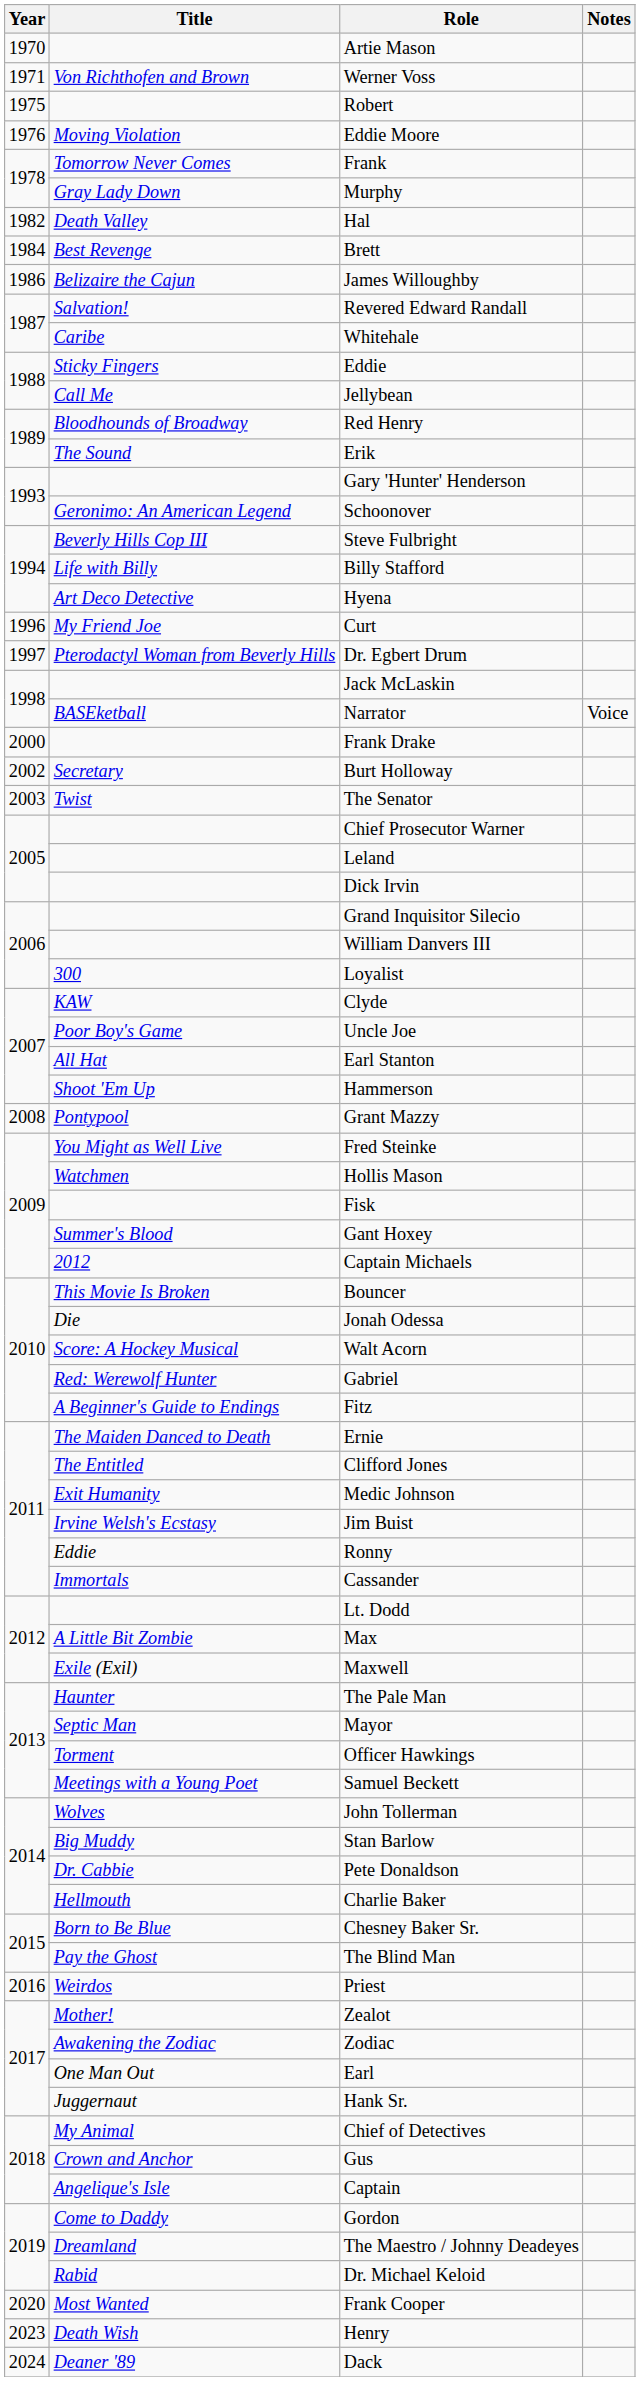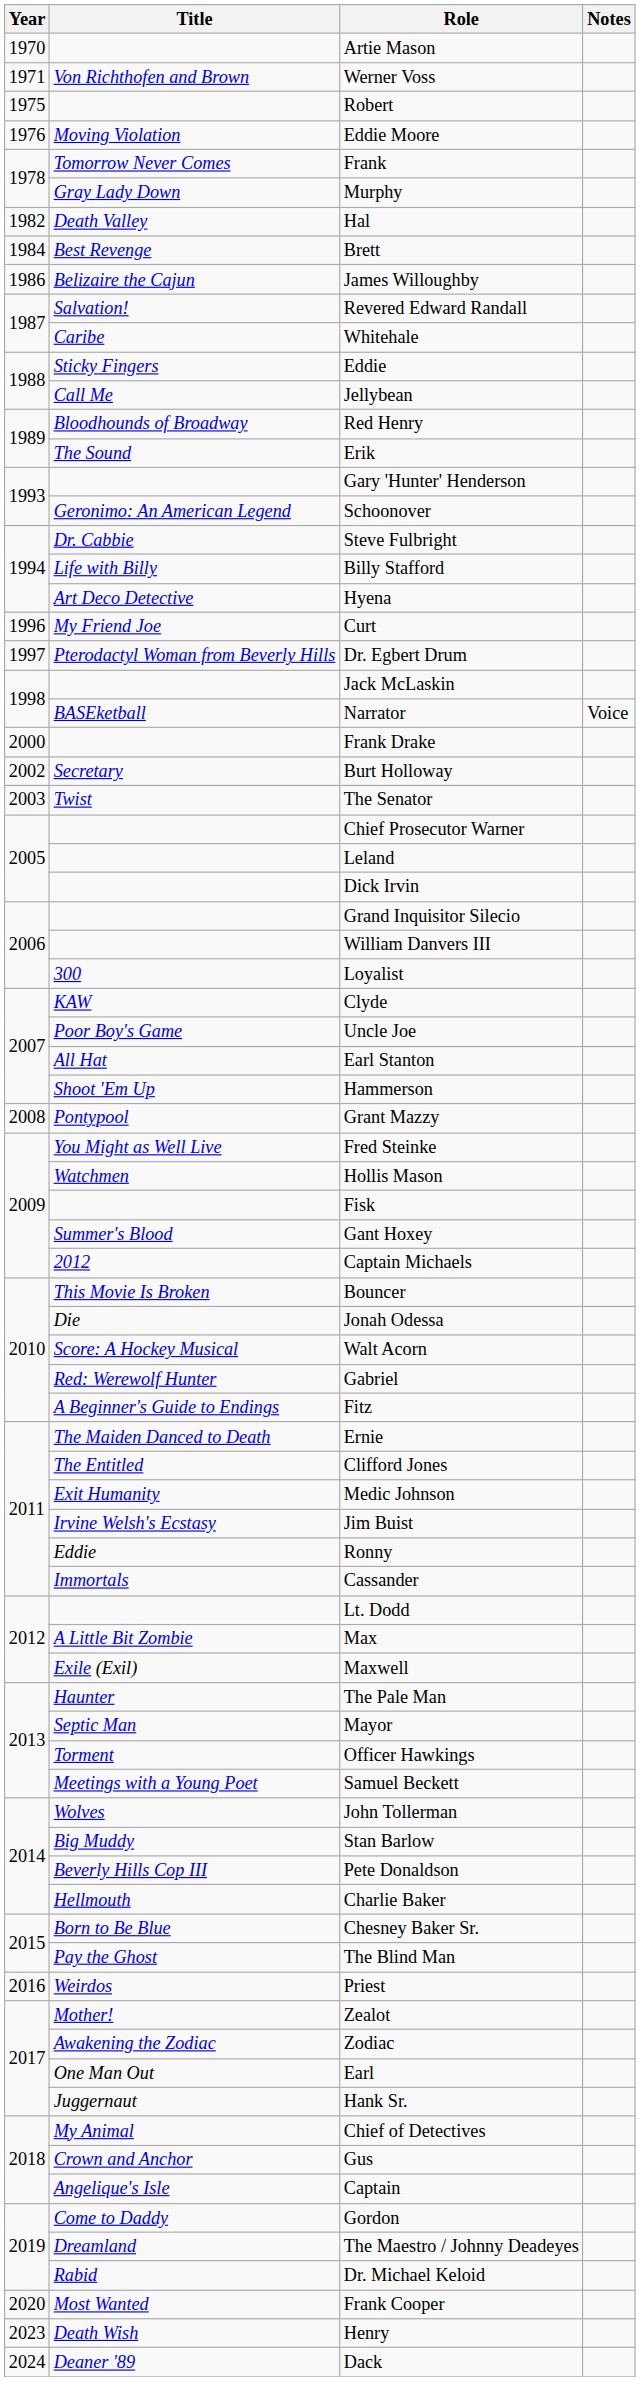(130, 539) Beverly Hills Cop III -> (94, 539) Dr. Cabbie
(94, 1870) Dr. Cabbie -> (130, 1870) Beverly Hills Cop III
